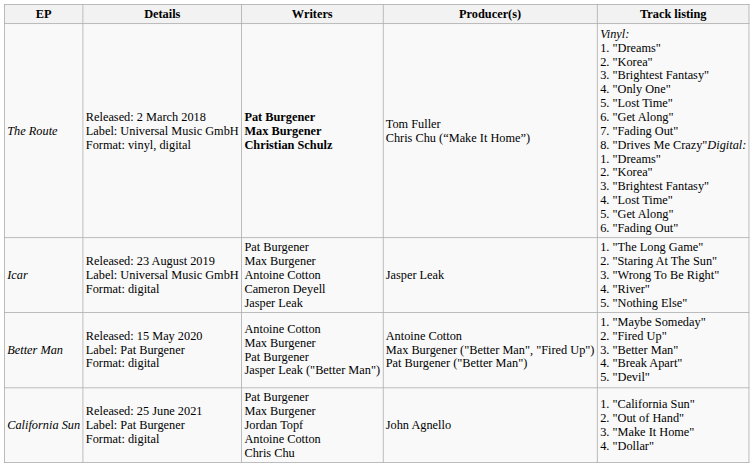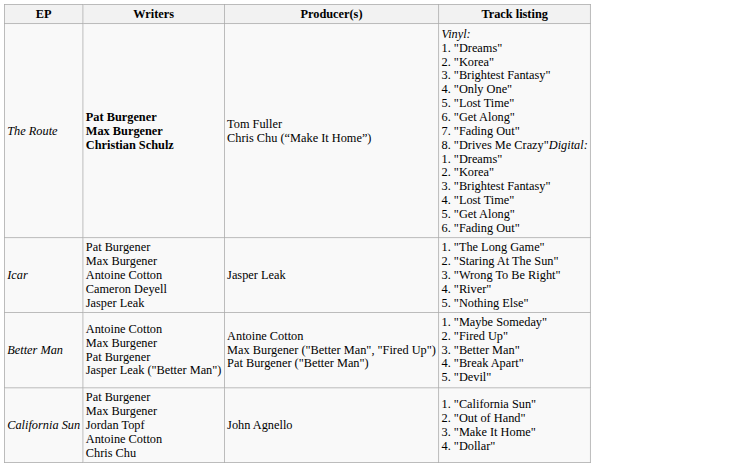- column: (162, 14)
